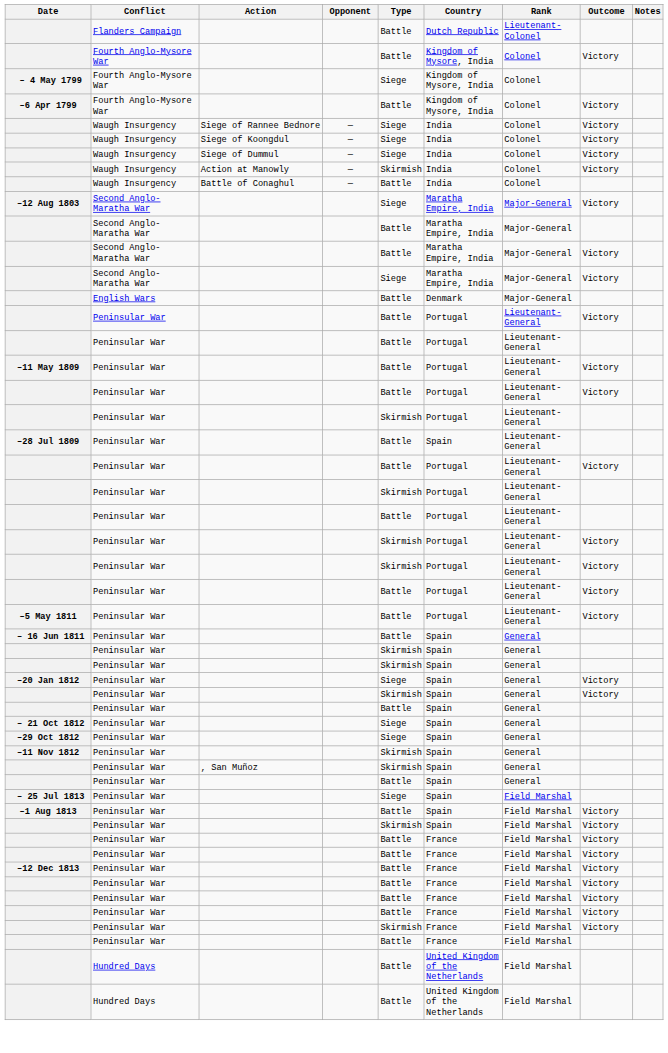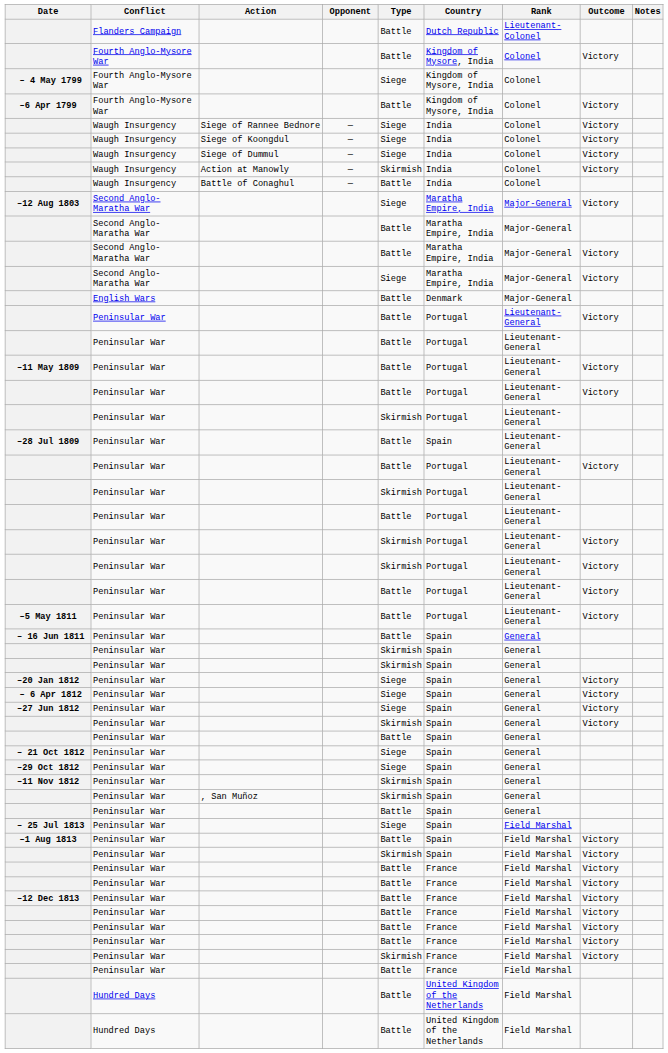+ row: (48, 694)
+ row: (48, 709)
